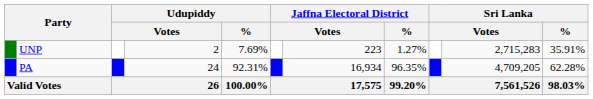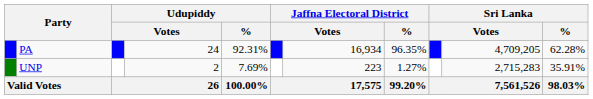rows swapped: (26, 67) <-> (31, 49)
